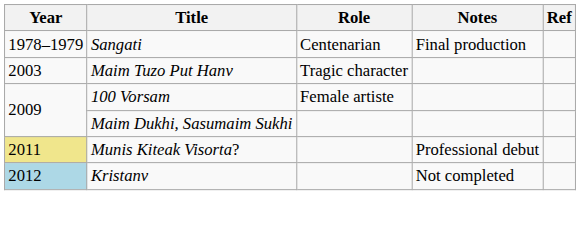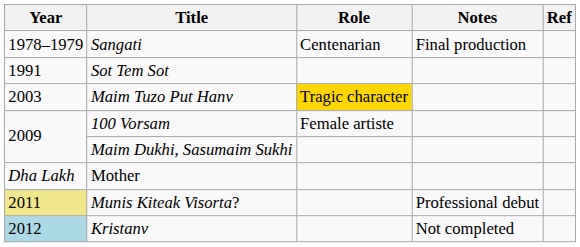+ row: (130, 70)
(354, 70) no background -> (354, 96) gold background
+ row: (115, 176)
